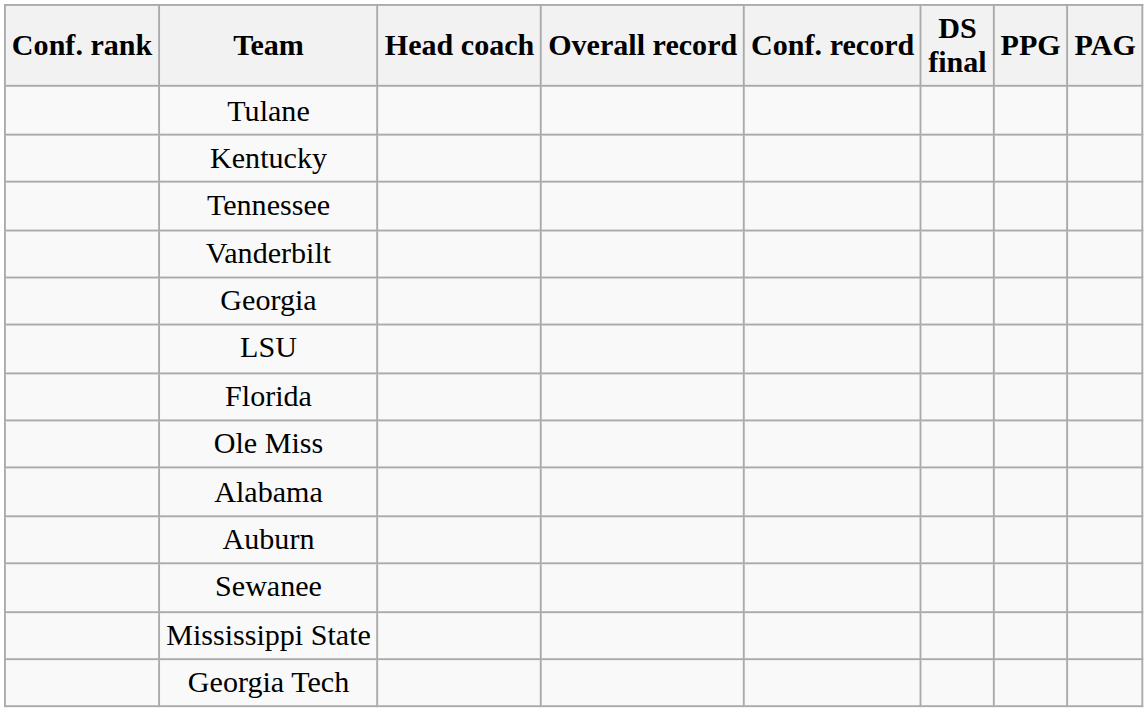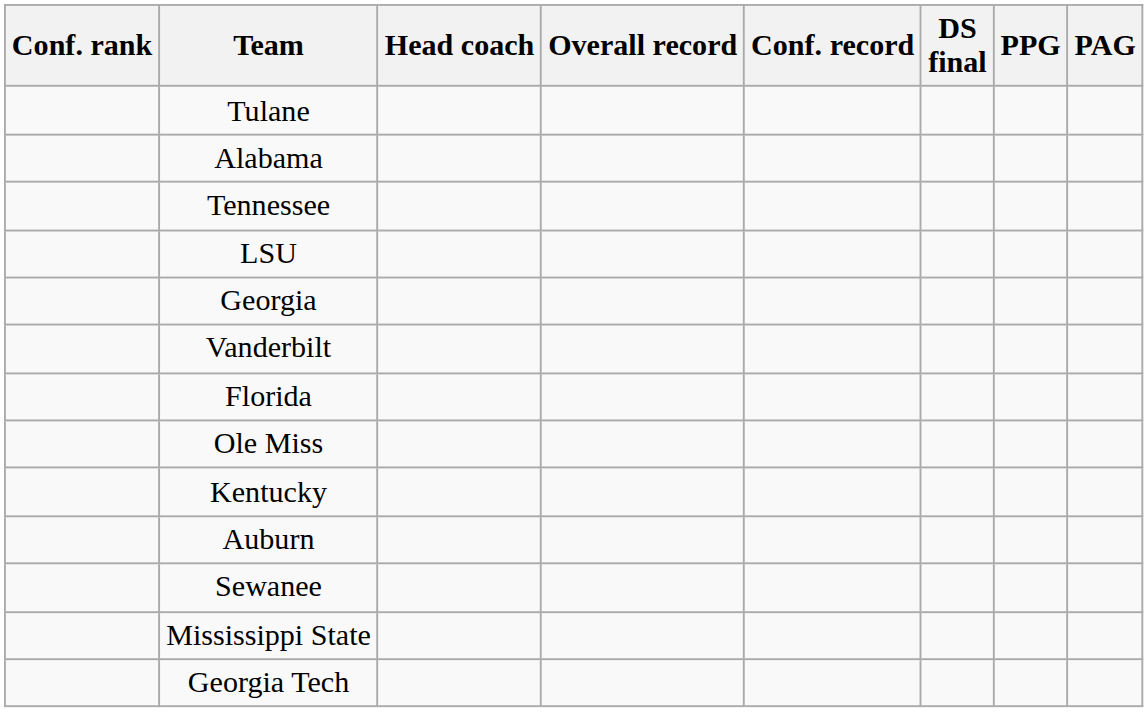rows swapped: (269, 491) <-> (269, 157)
rows swapped: (269, 348) <-> (269, 253)
